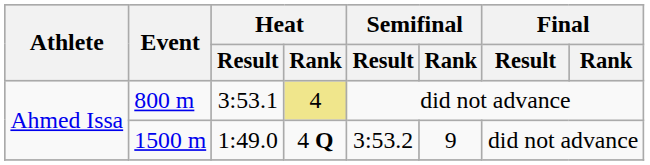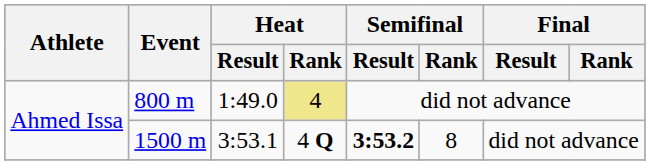(248, 100) 3:53.1 -> (248, 100) 1:49.0
(248, 139) 1:49.0 -> (248, 139) 3:53.1
(383, 139) normal -> (383, 139) bold
(451, 139) 9 -> (451, 139) 8
